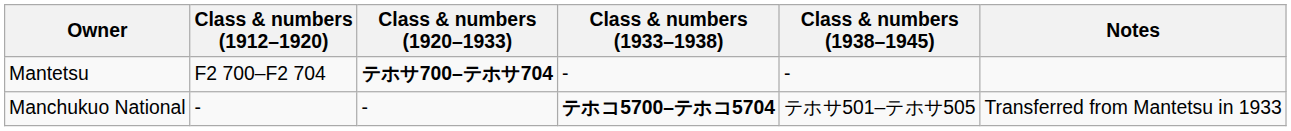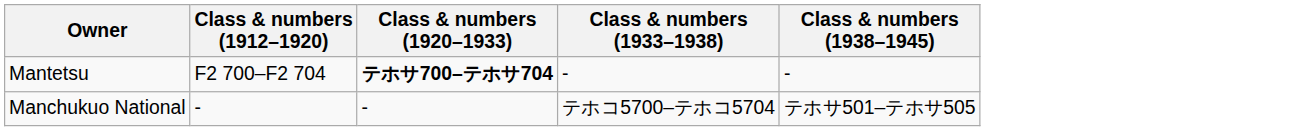- column: (1133, 30)
(669, 107) bold -> (669, 107) normal
